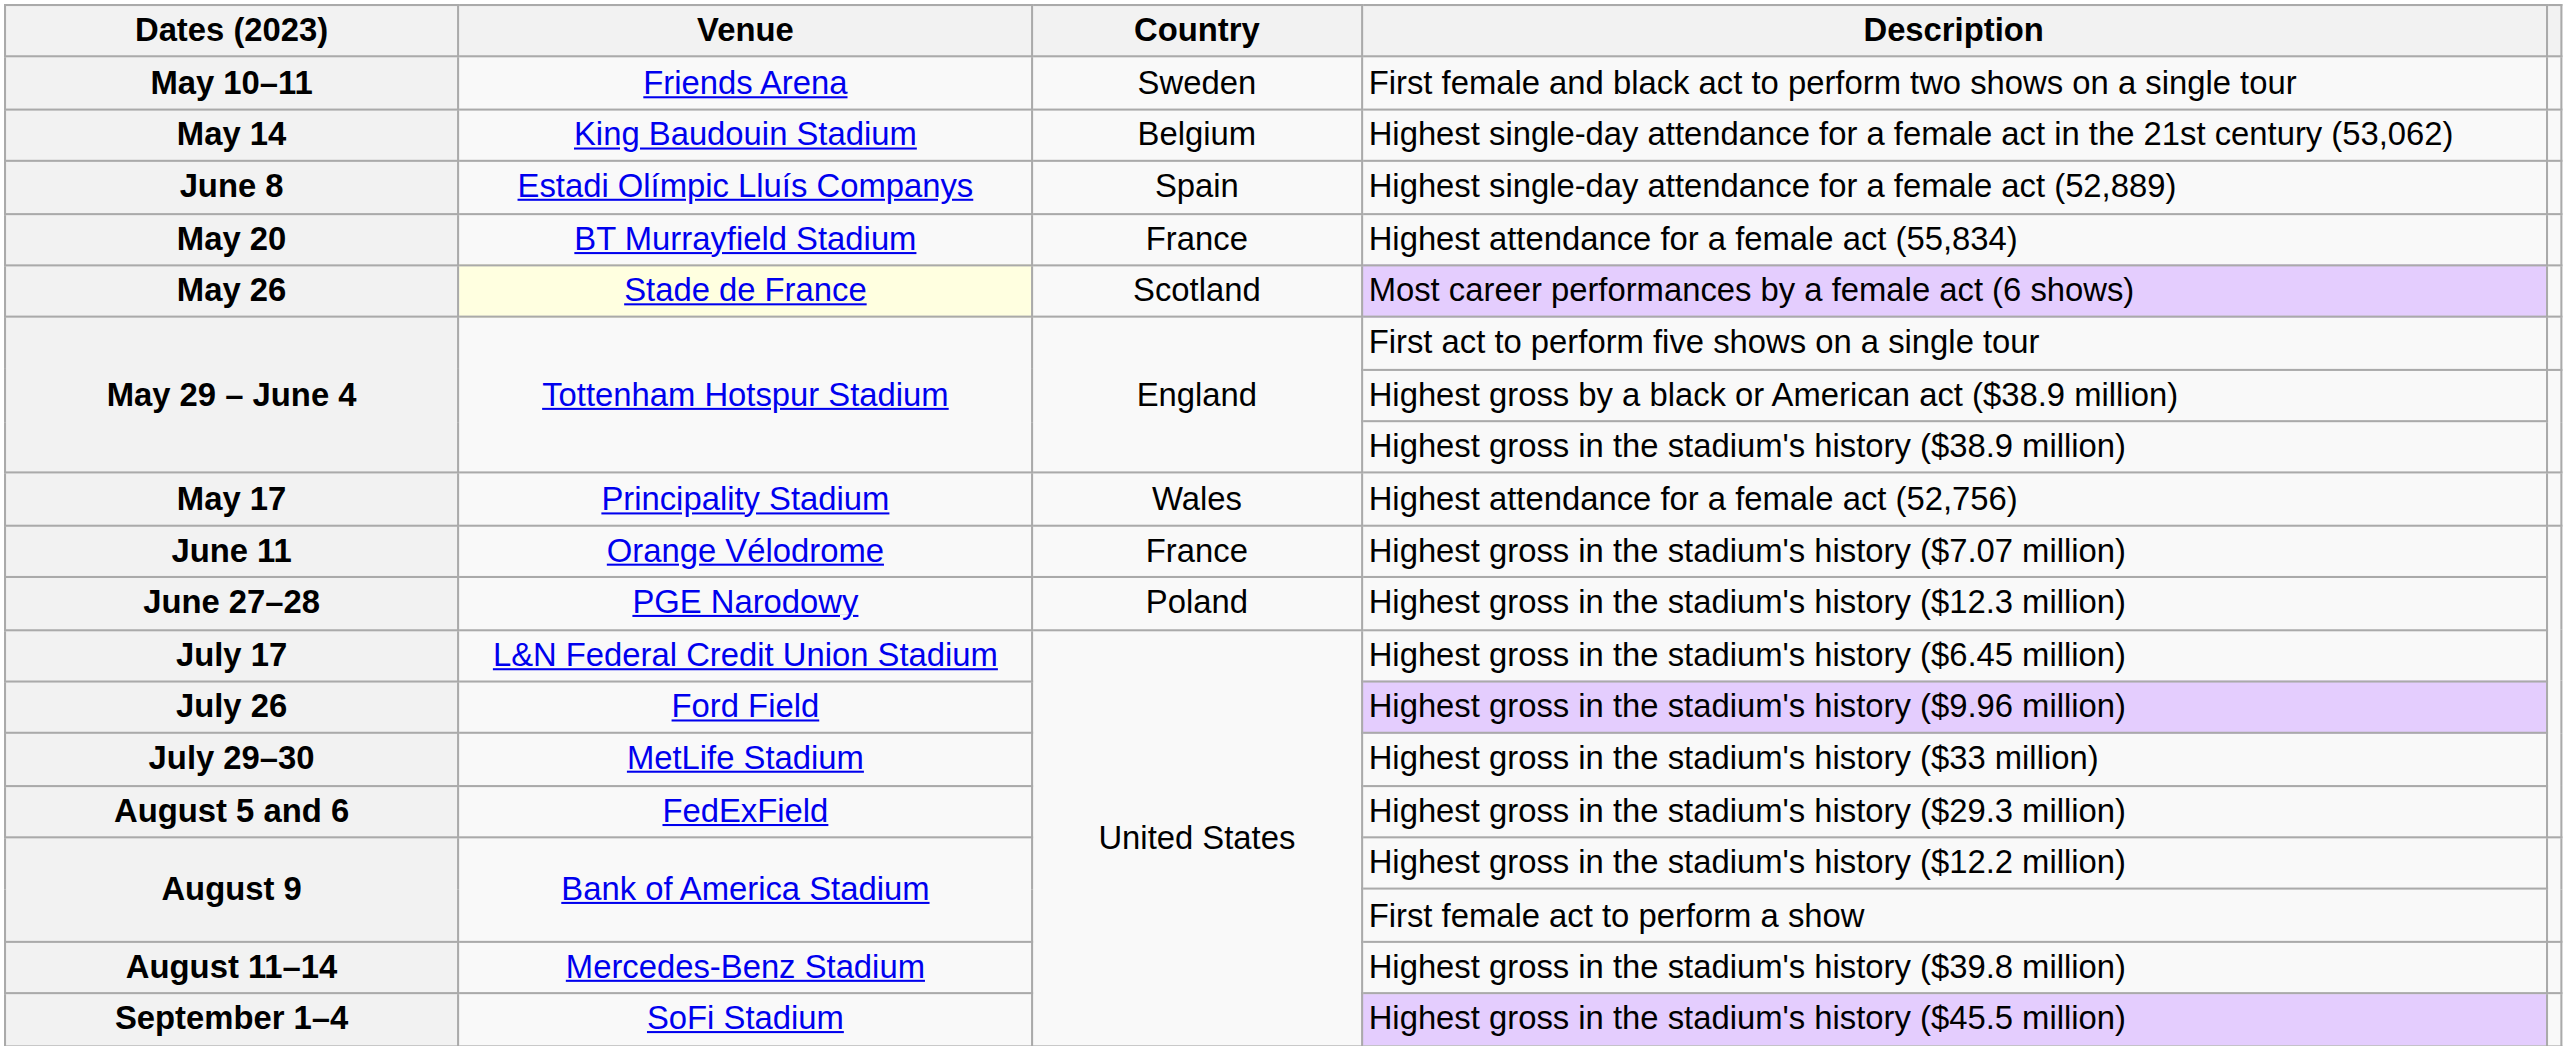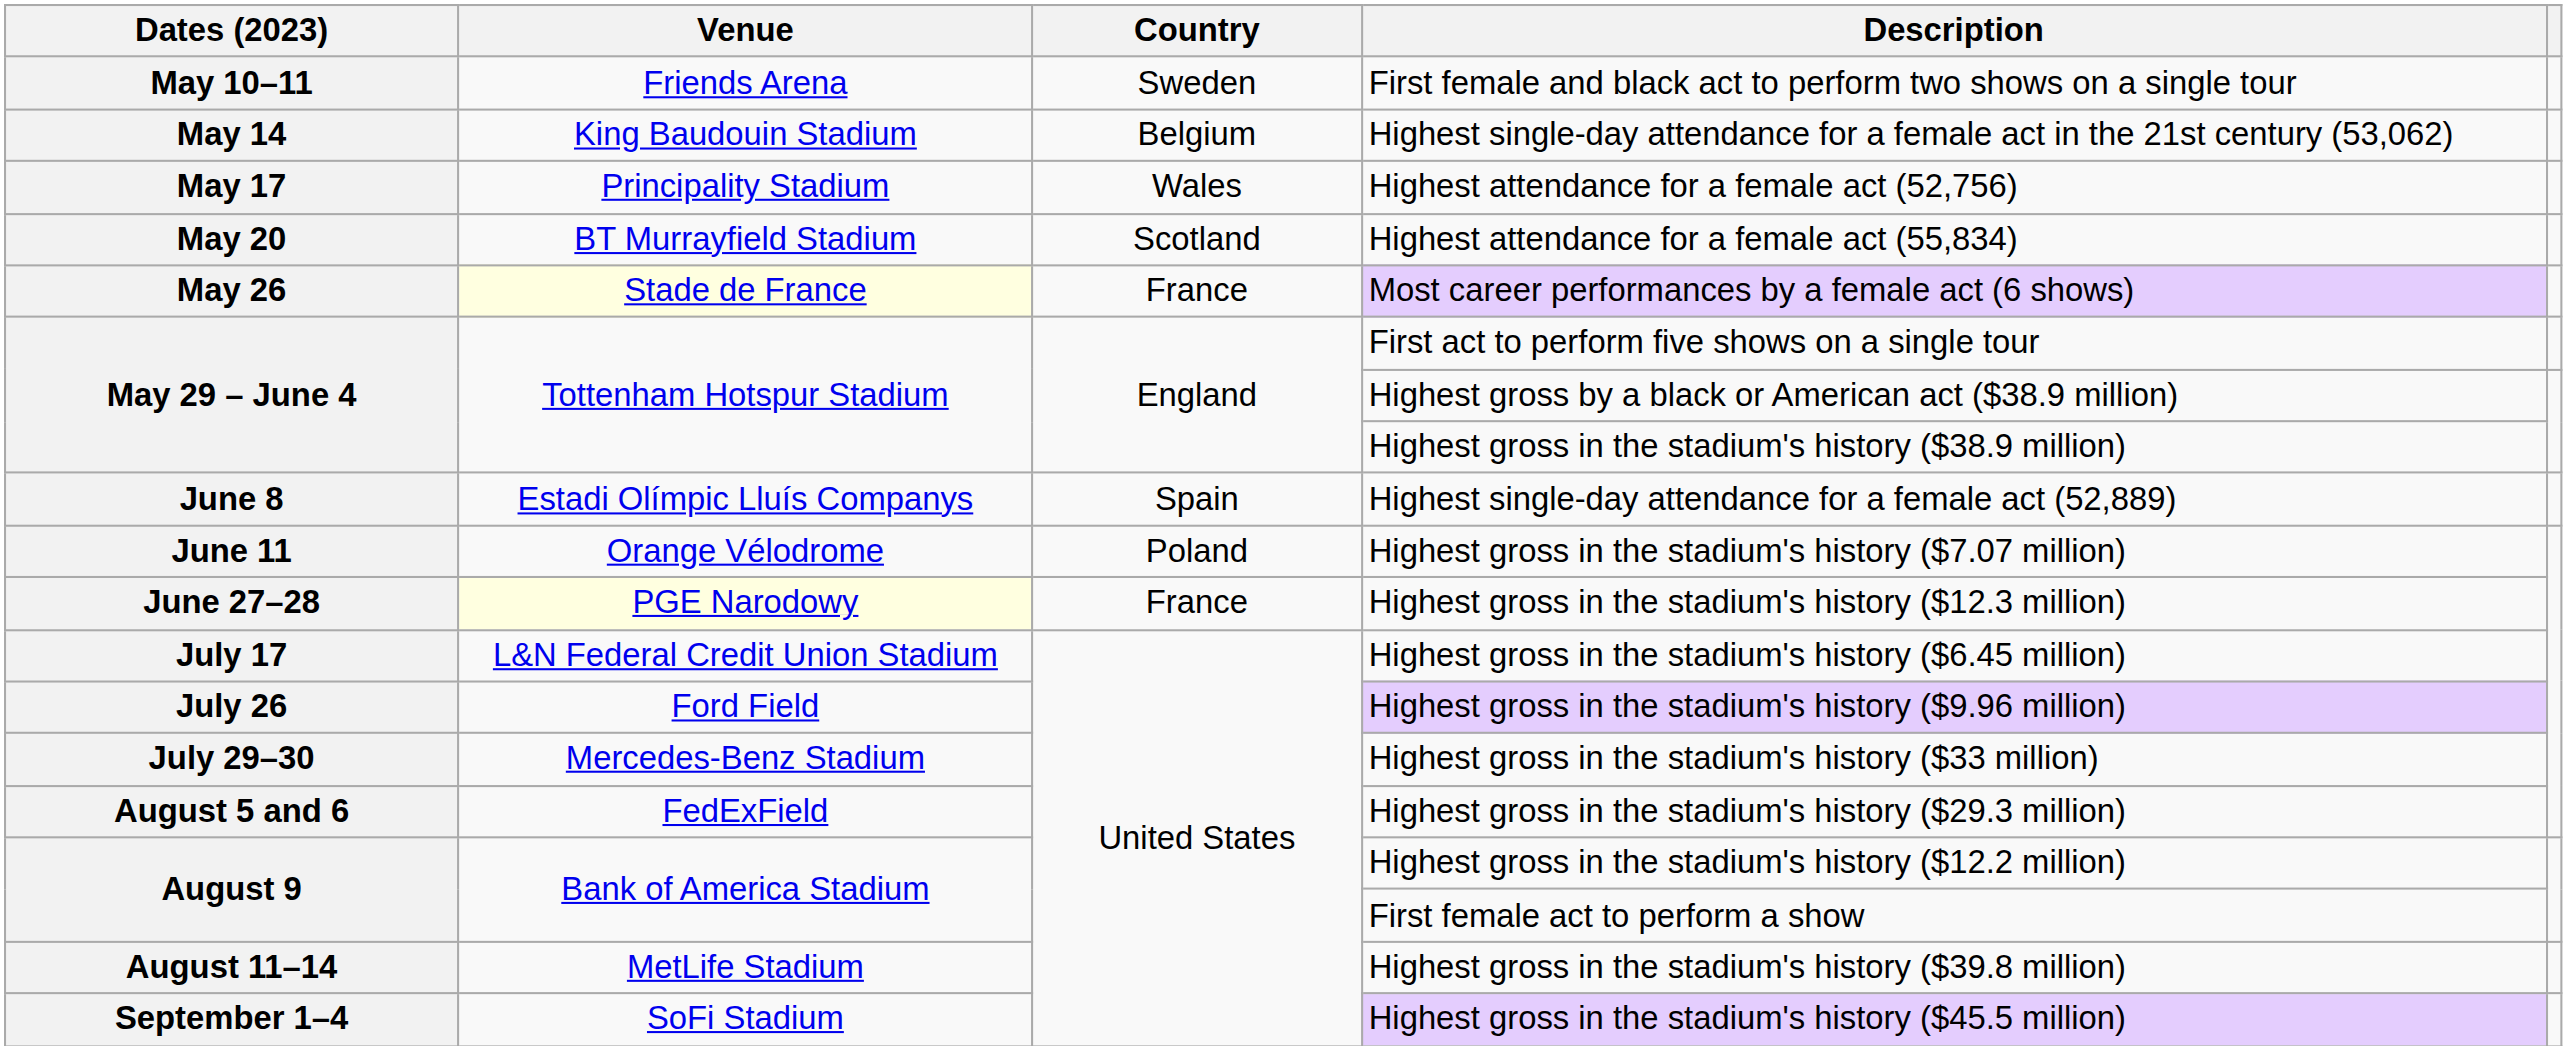rows swapped: (1693, 498) <-> (1773, 186)
(1197, 238) France -> (1197, 238) Scotland
(1197, 290) Scotland -> (1197, 290) France
(1197, 550) France -> (1197, 550) Poland
(745, 602) no background -> (745, 602) lightyellow background
(1197, 602) Poland -> (1197, 602) France
(745, 758) MetLife Stadium -> (745, 758) Mercedes-Benz Stadium
(745, 966) Mercedes-Benz Stadium -> (745, 966) MetLife Stadium
